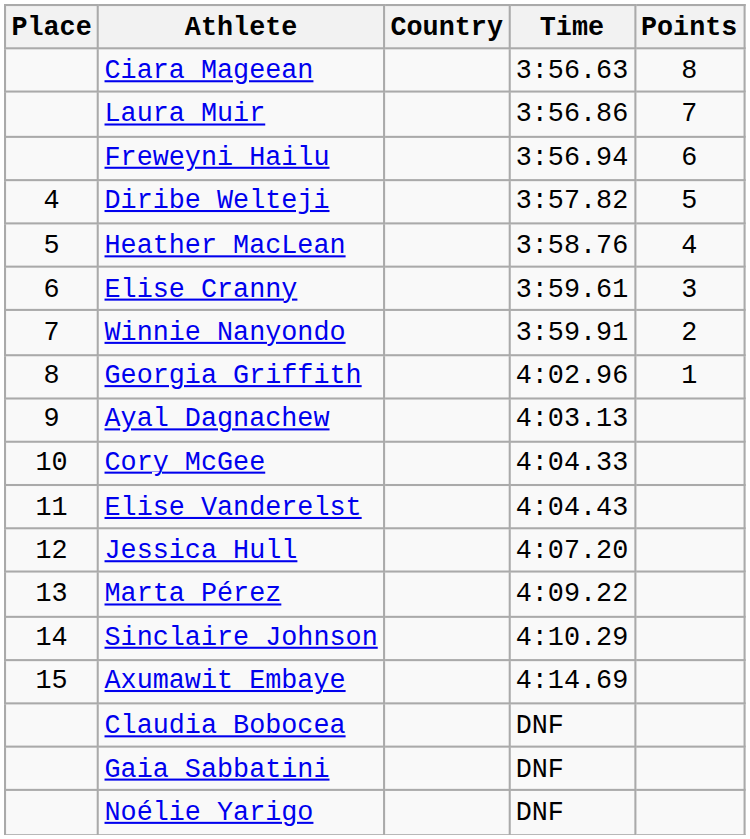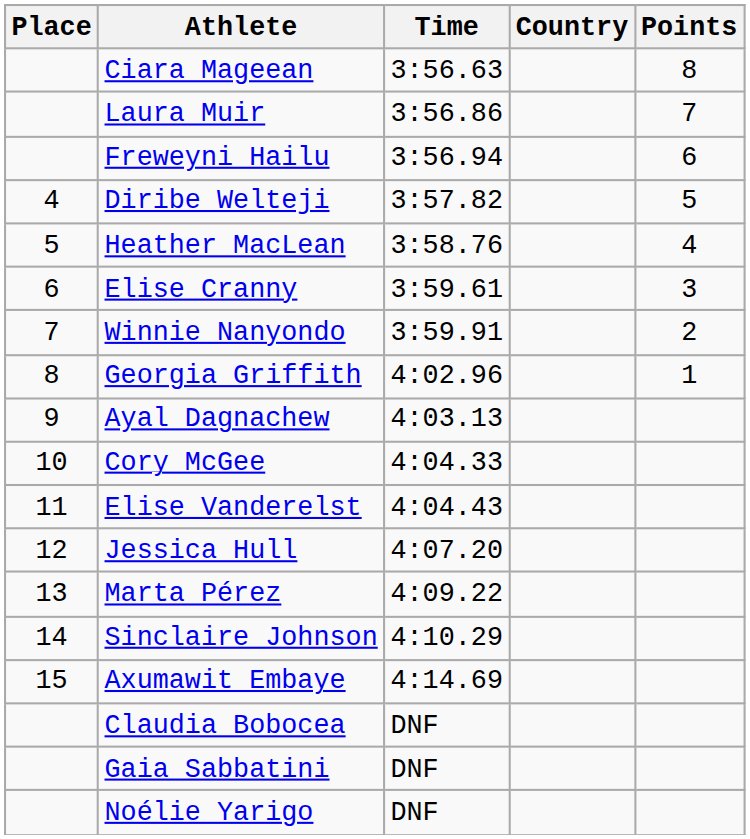columns swapped: (447, 27) <-> (572, 27)
